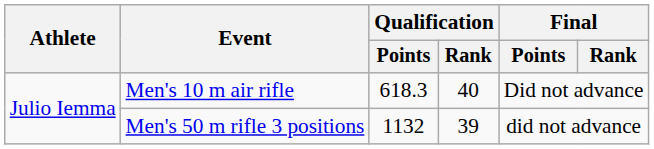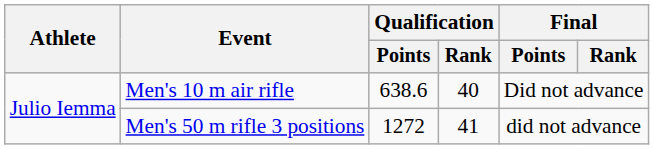(403, 90) 618.3 -> (403, 90) 638.6
(404, 126) 1132 -> (404, 126) 1272
(468, 126) 39 -> (468, 126) 41
